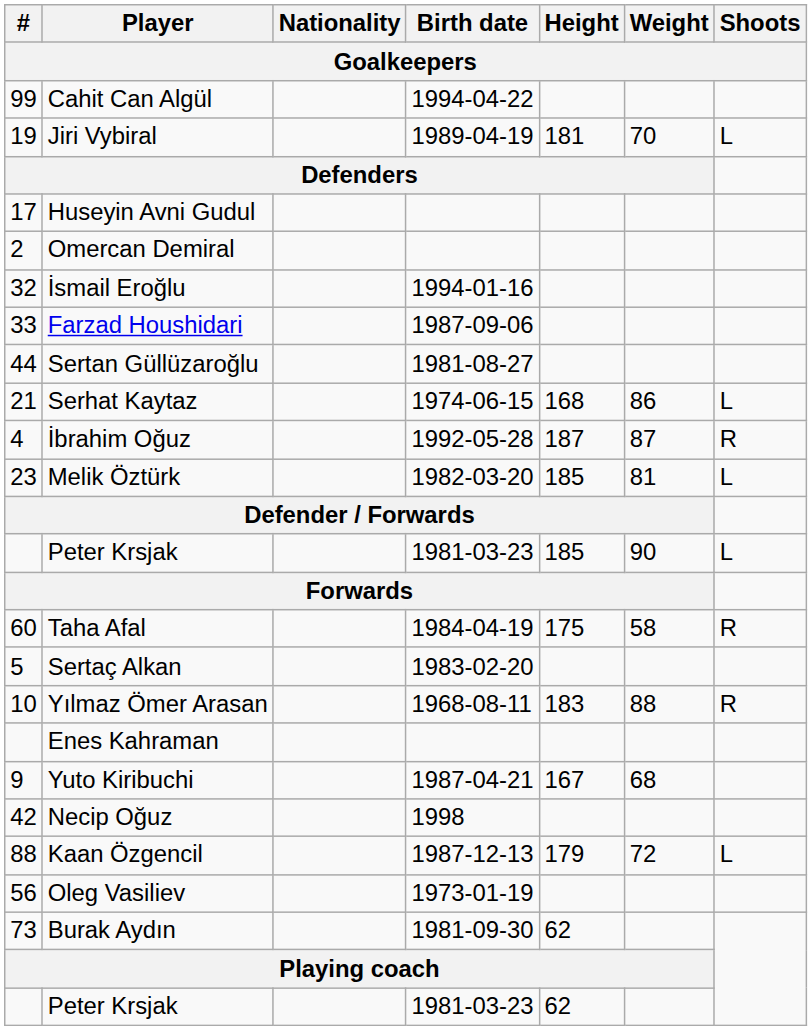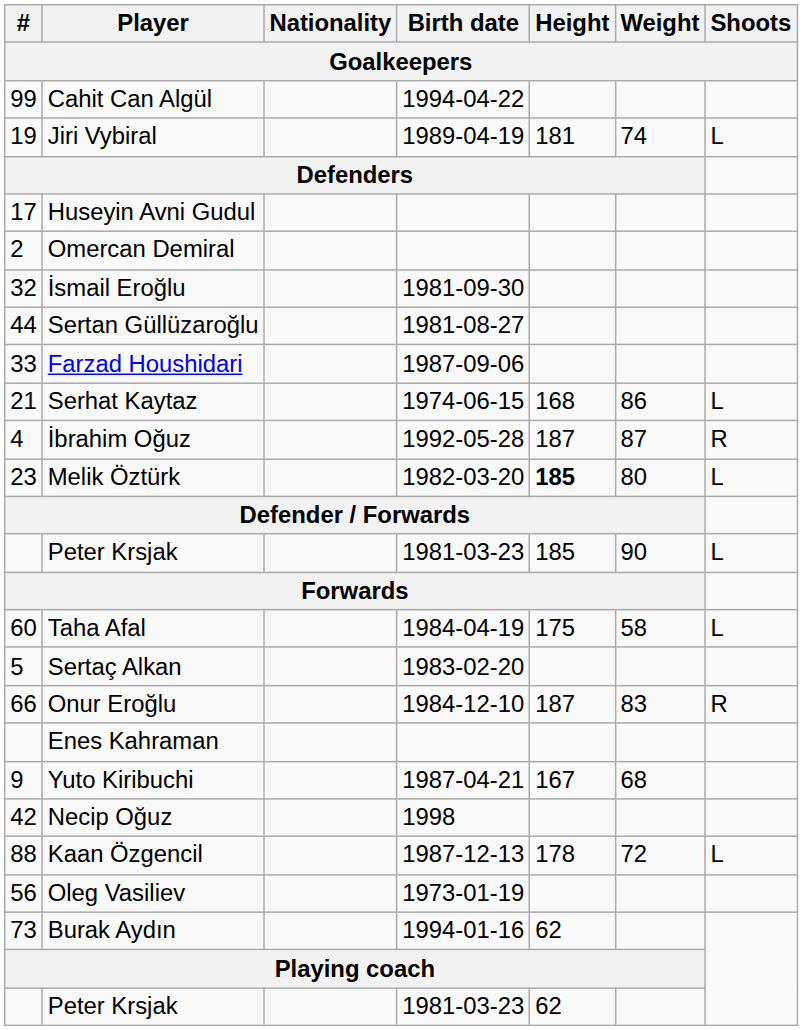(643, 136) 70 -> (634, 136) 74
(473, 288) 1994-01-16 -> (463, 288) 1981-09-30
rows swapped: (23, 363) <-> (23, 325)
(564, 477) normal -> (555, 477) bold
(643, 477) 81 -> (634, 477) 80
(728, 628) R -> (717, 628) L
- row: (23, 703)
+ row: (23, 703)
(564, 855) 179 -> (555, 855) 178
(473, 930) 1981-09-30 -> (463, 930) 1994-01-16
